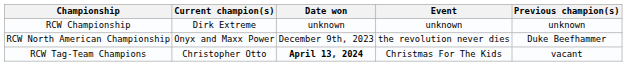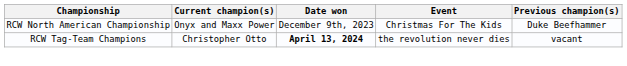- row: (88, 26)
(444, 40) the revolution never dies -> (444, 26) Christmas For The Kids
(444, 54) Christmas For The Kids -> (444, 40) the revolution never dies
